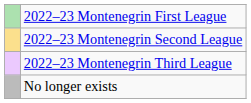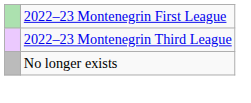- row: (133, 40)
